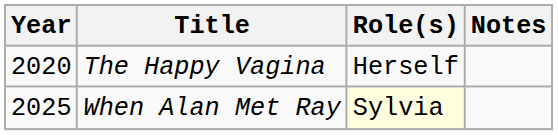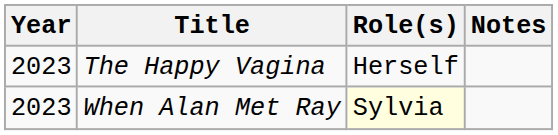(41, 67) 2020 -> (41, 67) 2023
(41, 108) 2025 -> (41, 108) 2023
